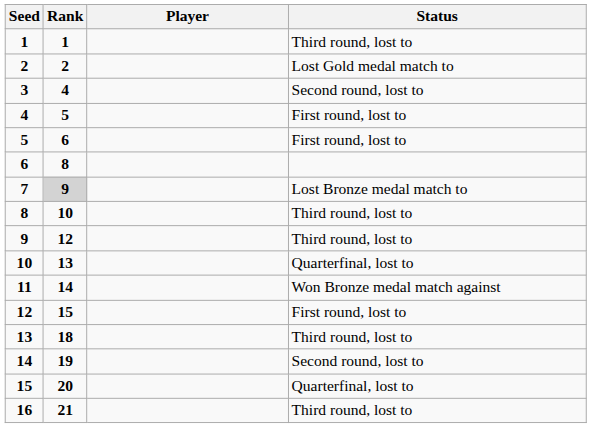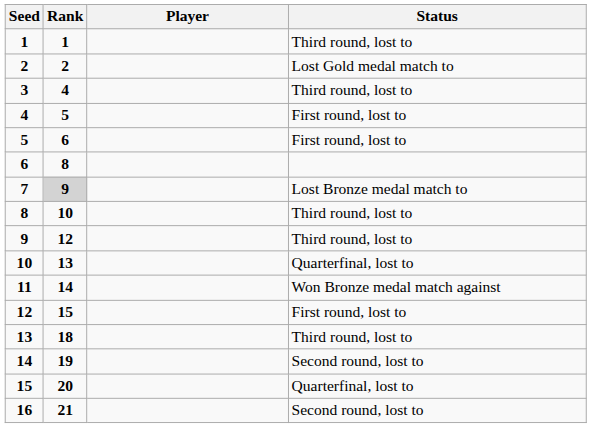(358, 90) Second round, lost to -> (352, 90) Third round, lost to
(352, 410) Third round, lost to -> (358, 410) Second round, lost to
